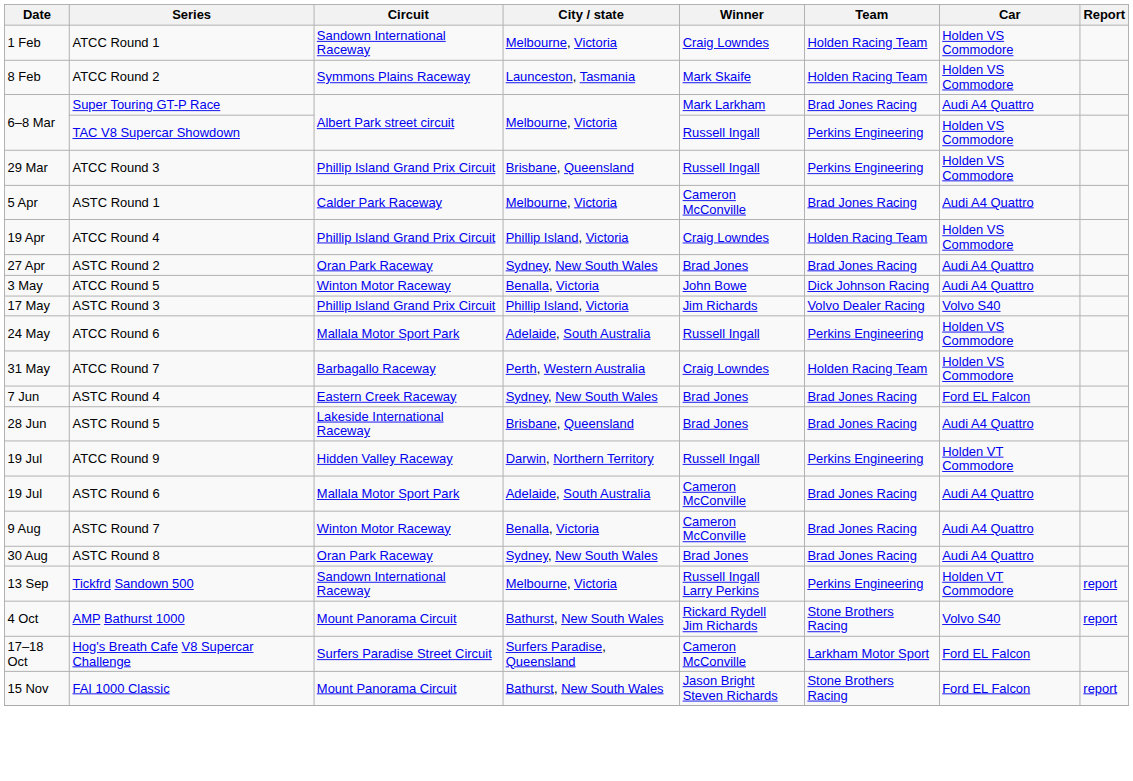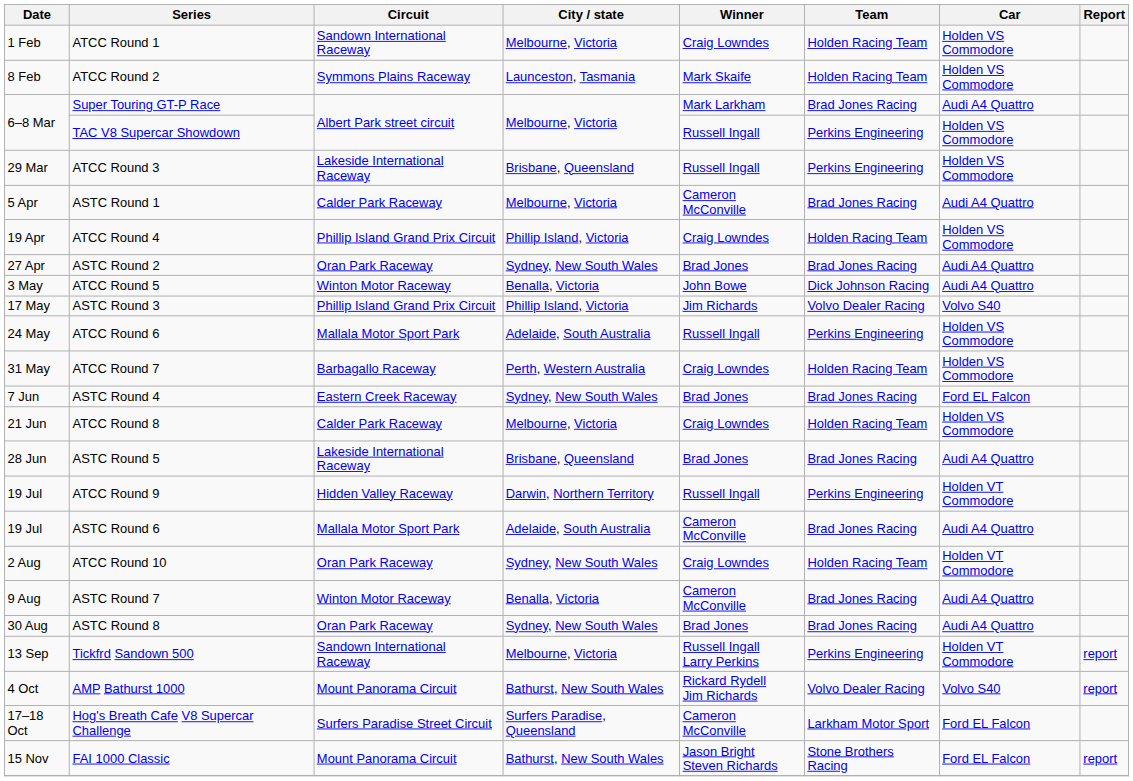(406, 168) Phillip Island Grand Prix Circuit -> (380, 168) Lakeside International Raceway
+ row: (116, 424)
+ row: (120, 564)
(851, 619) Stone Brothers Racing -> (866, 689) Volvo Dealer Racing
